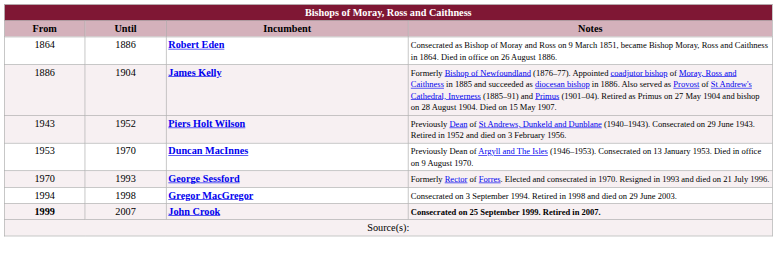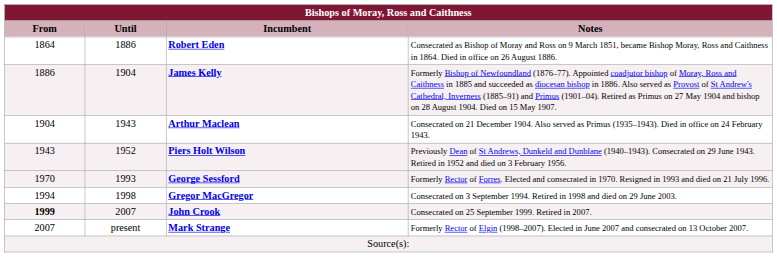+ row: (204, 123)
- row: (208, 151)
(506, 211) bold -> (501, 212) normal
+ row: (199, 227)
